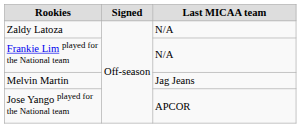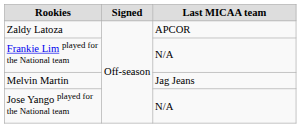(164, 29) N/A -> (173, 29) APCOR
(173, 106) APCOR -> (164, 106) N/A
